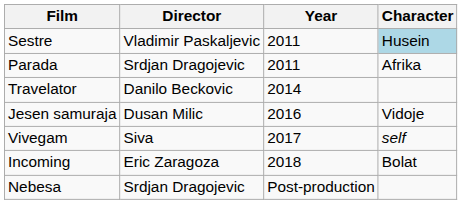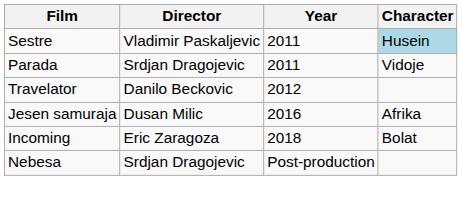(401, 65) Afrika -> (403, 65) Vidoje
(284, 89) 2014 -> (284, 89) 2012
(403, 114) Vidoje -> (401, 114) Afrika
- row: (38, 138)
